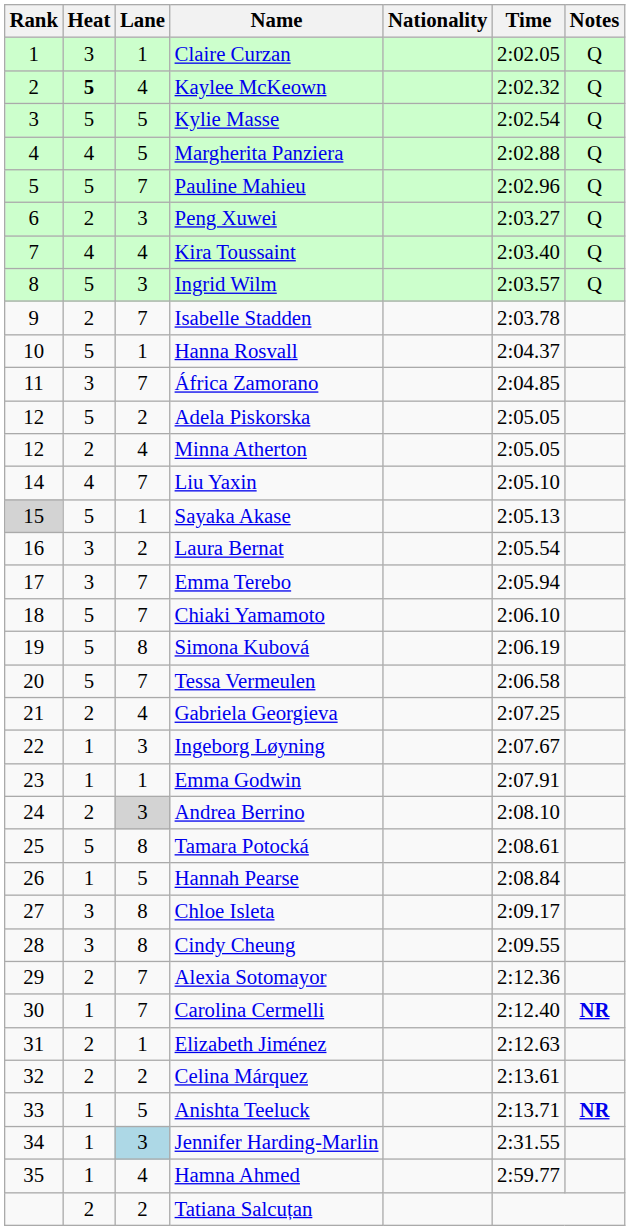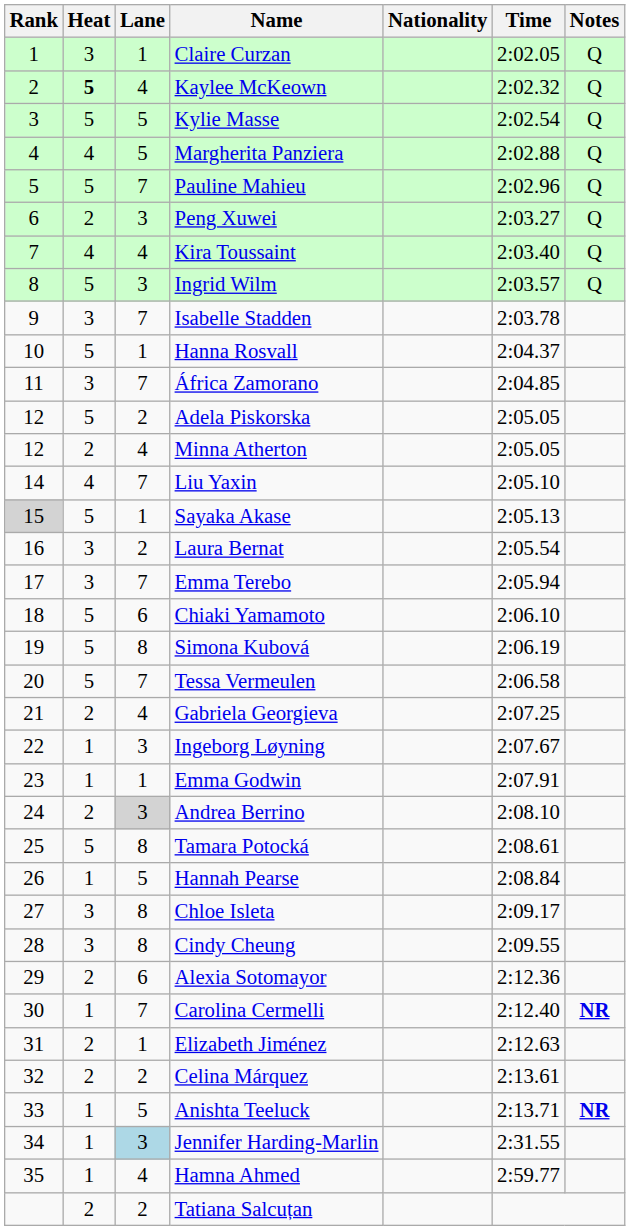(89, 317) 2 -> (89, 317) 3
(142, 614) 7 -> (142, 614) 6
(142, 977) 7 -> (142, 977) 6
